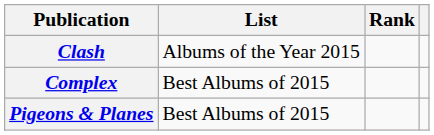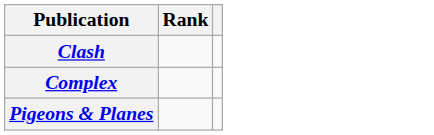- column: (261, 20)
